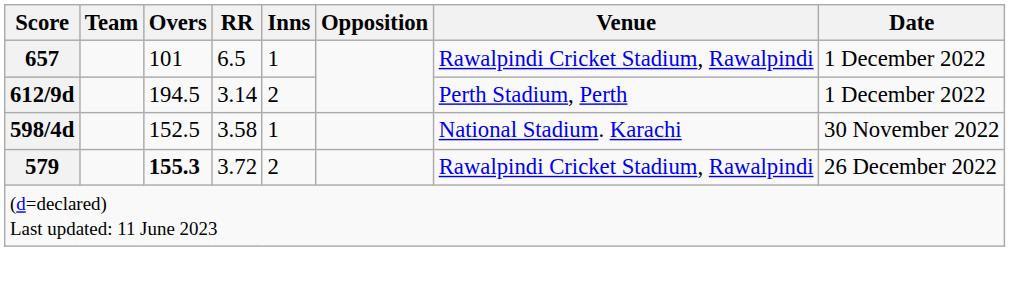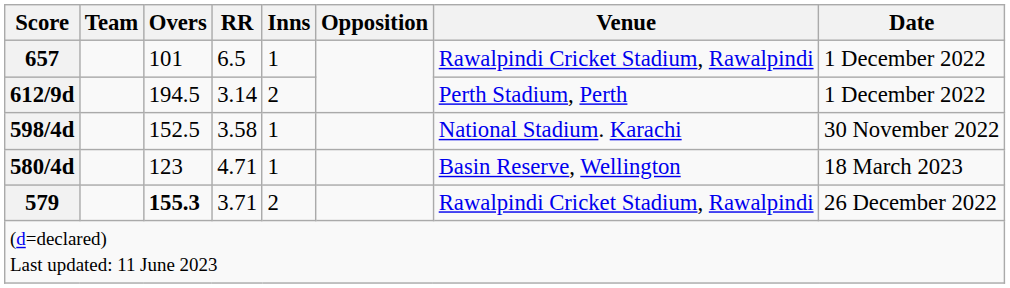+ row: (42, 166)
(237, 166) 3.72 -> (237, 202) 3.71
